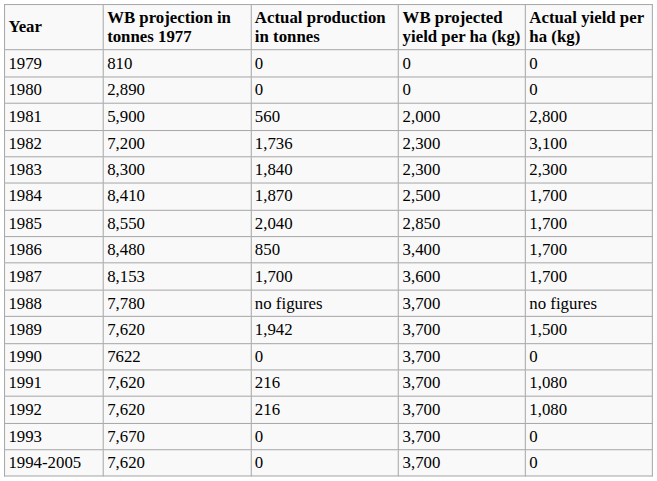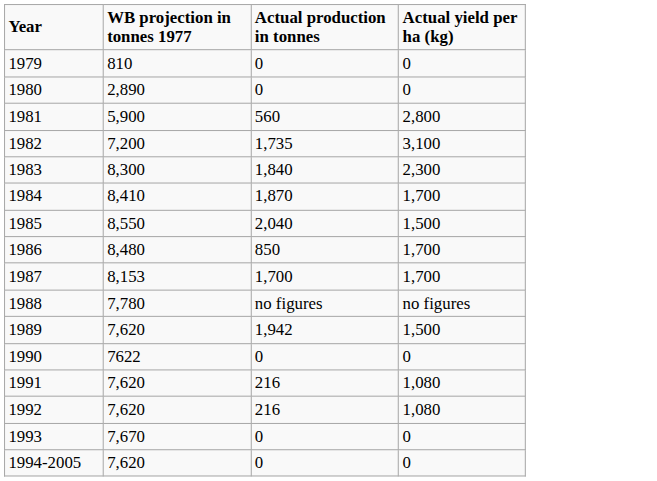- column: (461, 27)
(274, 143) 1,736 -> (274, 143) 1,735
(548, 223) 1,700 -> (422, 223) 1,500
